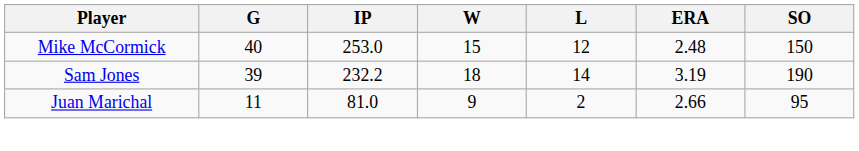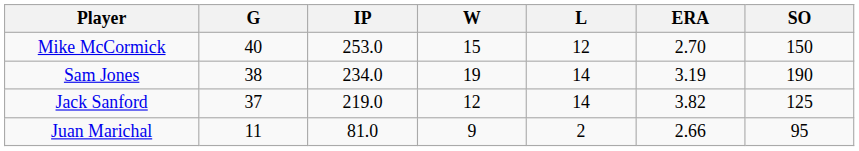(690, 46) 2.48 -> (690, 46) 2.70
(253, 74) 39 -> (253, 74) 38
(363, 74) 232.2 -> (363, 74) 234.0
(472, 74) 18 -> (472, 74) 19
+ row: (102, 103)
